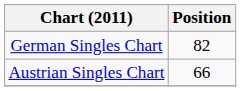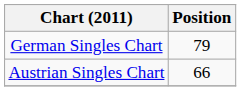(202, 45) 82 -> (202, 45) 79
